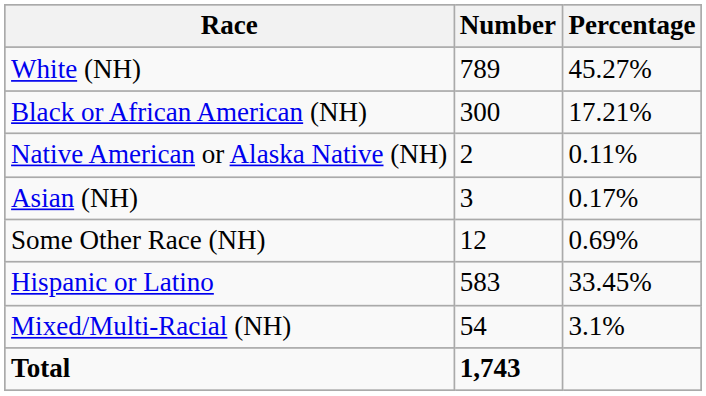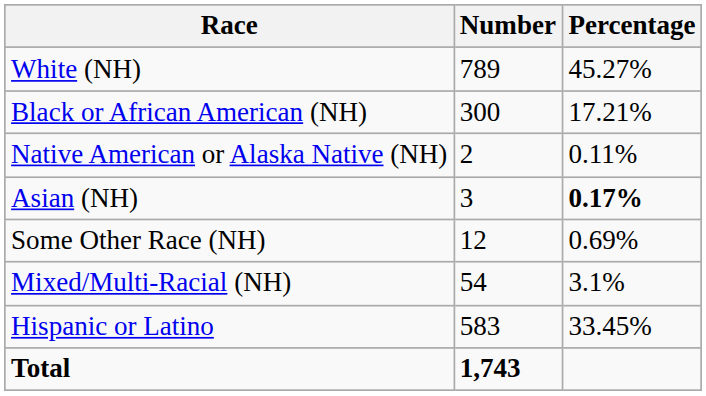(603, 197) normal -> (606, 197) bold
rows swapped: (151, 326) <-> (112, 283)
